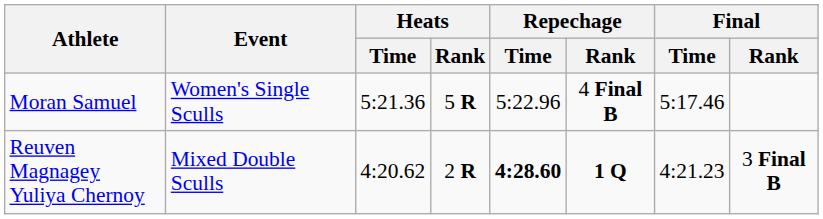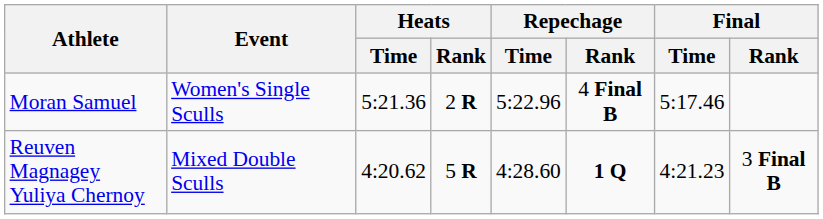(460, 101) 5 R -> (461, 101) 2 R
(460, 171) 2 R -> (461, 171) 5 R
(528, 171) bold -> (528, 171) normal
